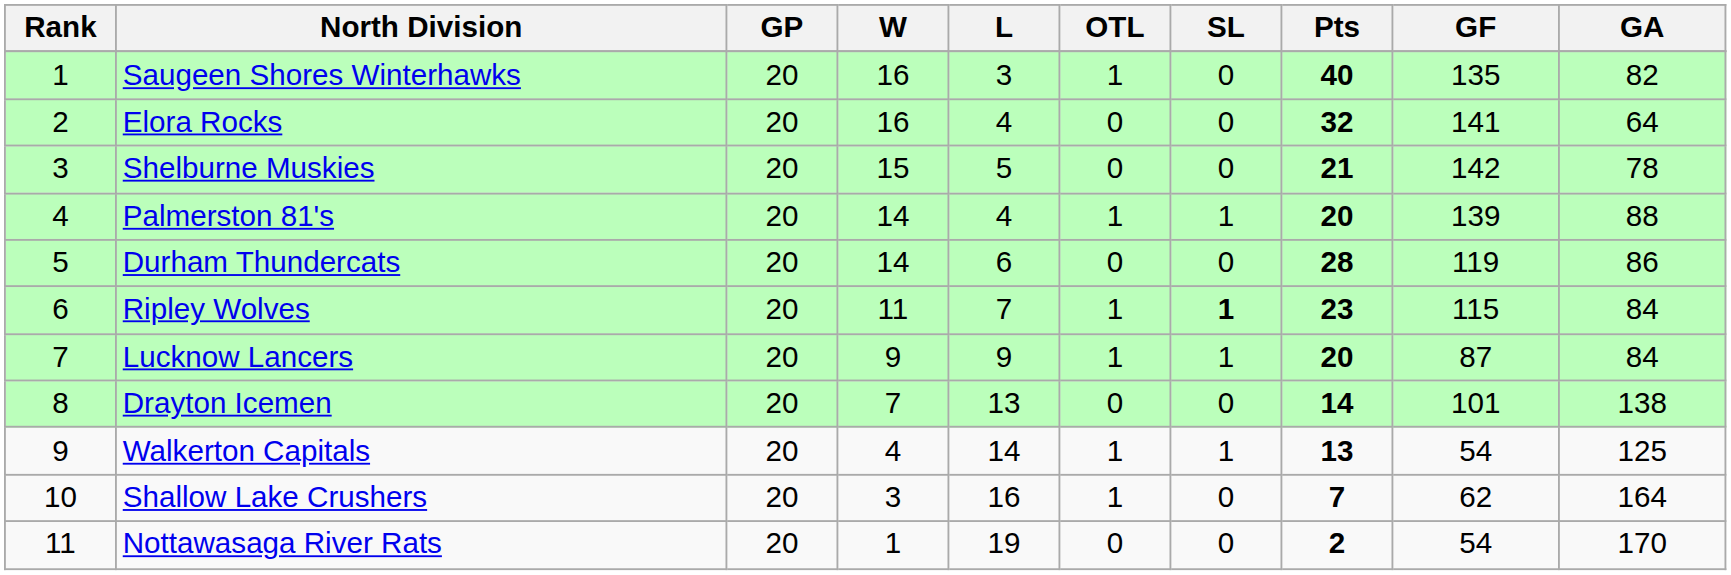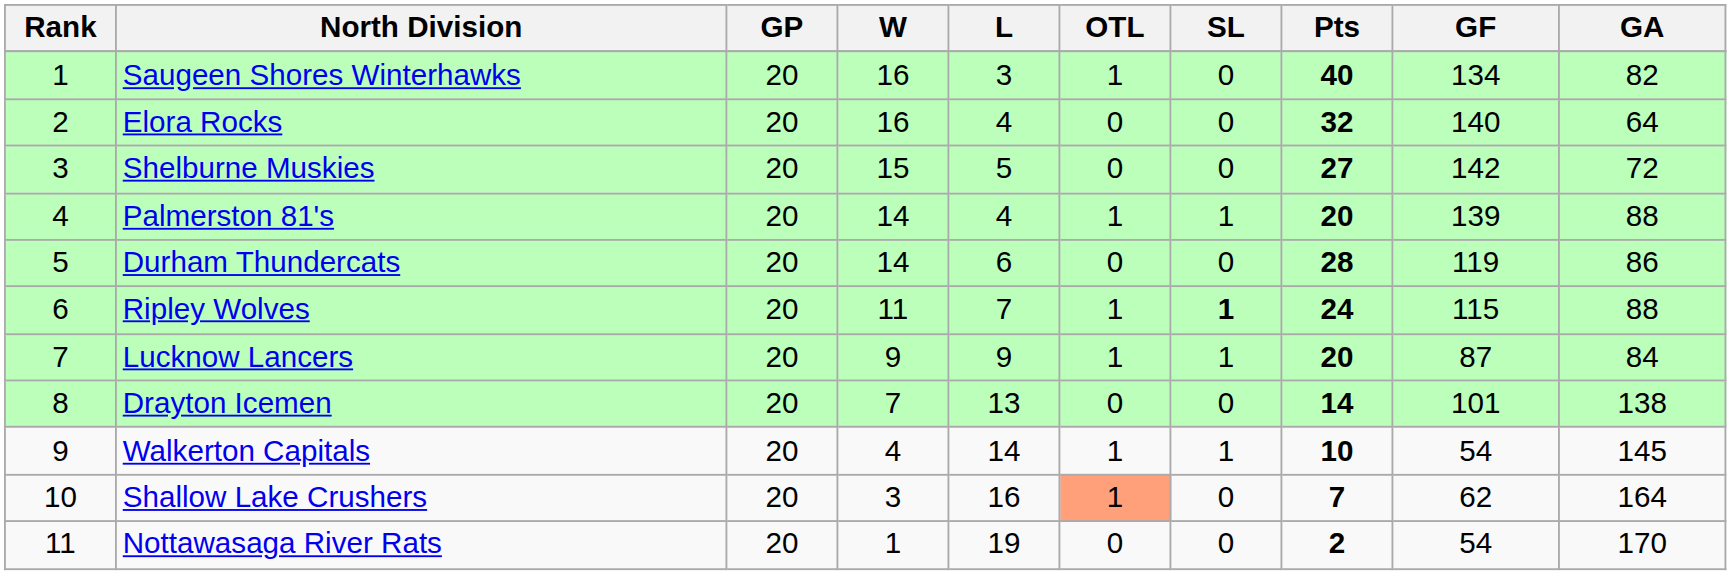(1476, 74) 135 -> (1476, 74) 134
(1476, 121) 141 -> (1476, 121) 140
(1337, 168) 21 -> (1337, 168) 27
(1642, 168) 78 -> (1642, 168) 72
(1337, 309) 23 -> (1337, 309) 24
(1642, 309) 84 -> (1642, 309) 88
(1337, 450) 13 -> (1337, 450) 10
(1642, 450) 125 -> (1642, 450) 145
(1115, 497) no background -> (1115, 497) lightsalmon background
